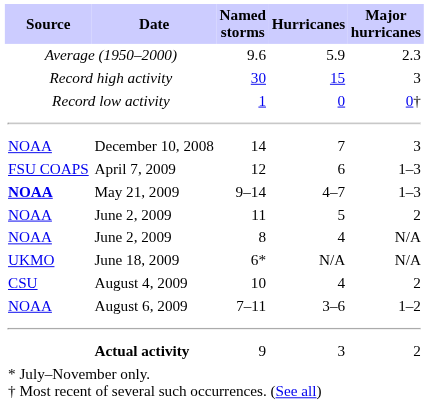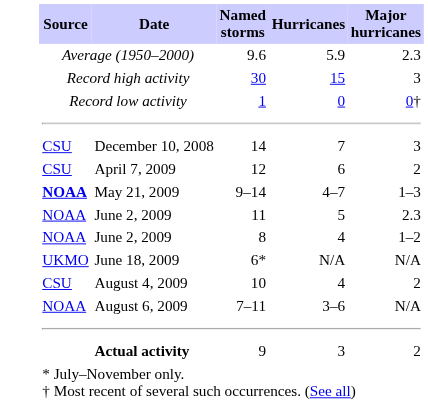(30, 146) NOAA -> (57, 146) CSU
(48, 169) FSU COAPS -> (57, 169) CSU
(410, 169) 1–3 -> (417, 169) 2
(417, 214) 2 -> (411, 214) 2.3
(408, 237) N/A -> (410, 237) 1–2
(410, 306) 1–2 -> (408, 306) N/A
